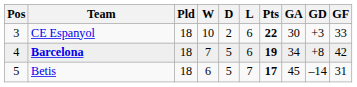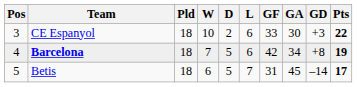columns swapped: (341, 14) <-> (271, 14)
